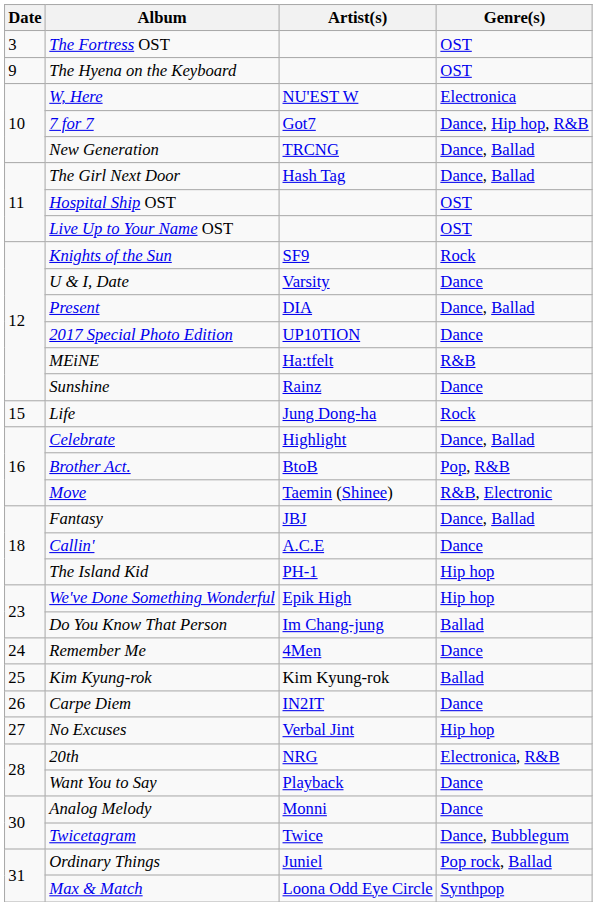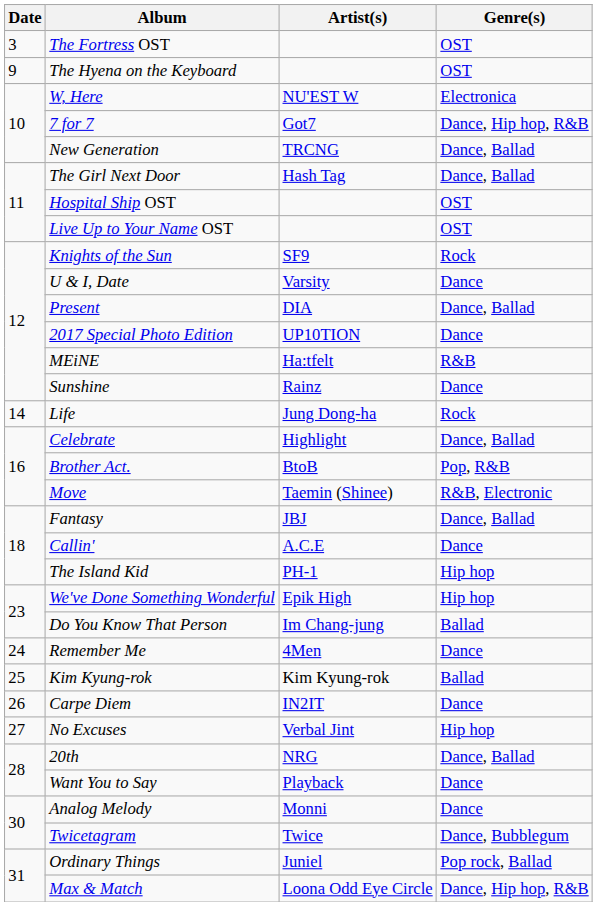(17, 413) 15 -> (17, 413) 14
(500, 756) Electronica, R&B -> (487, 756) Dance, Ballad
(472, 888) Synthpop -> (515, 888) Dance, Hip hop, R&B
